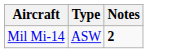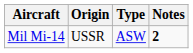+ column: (90, 15)
